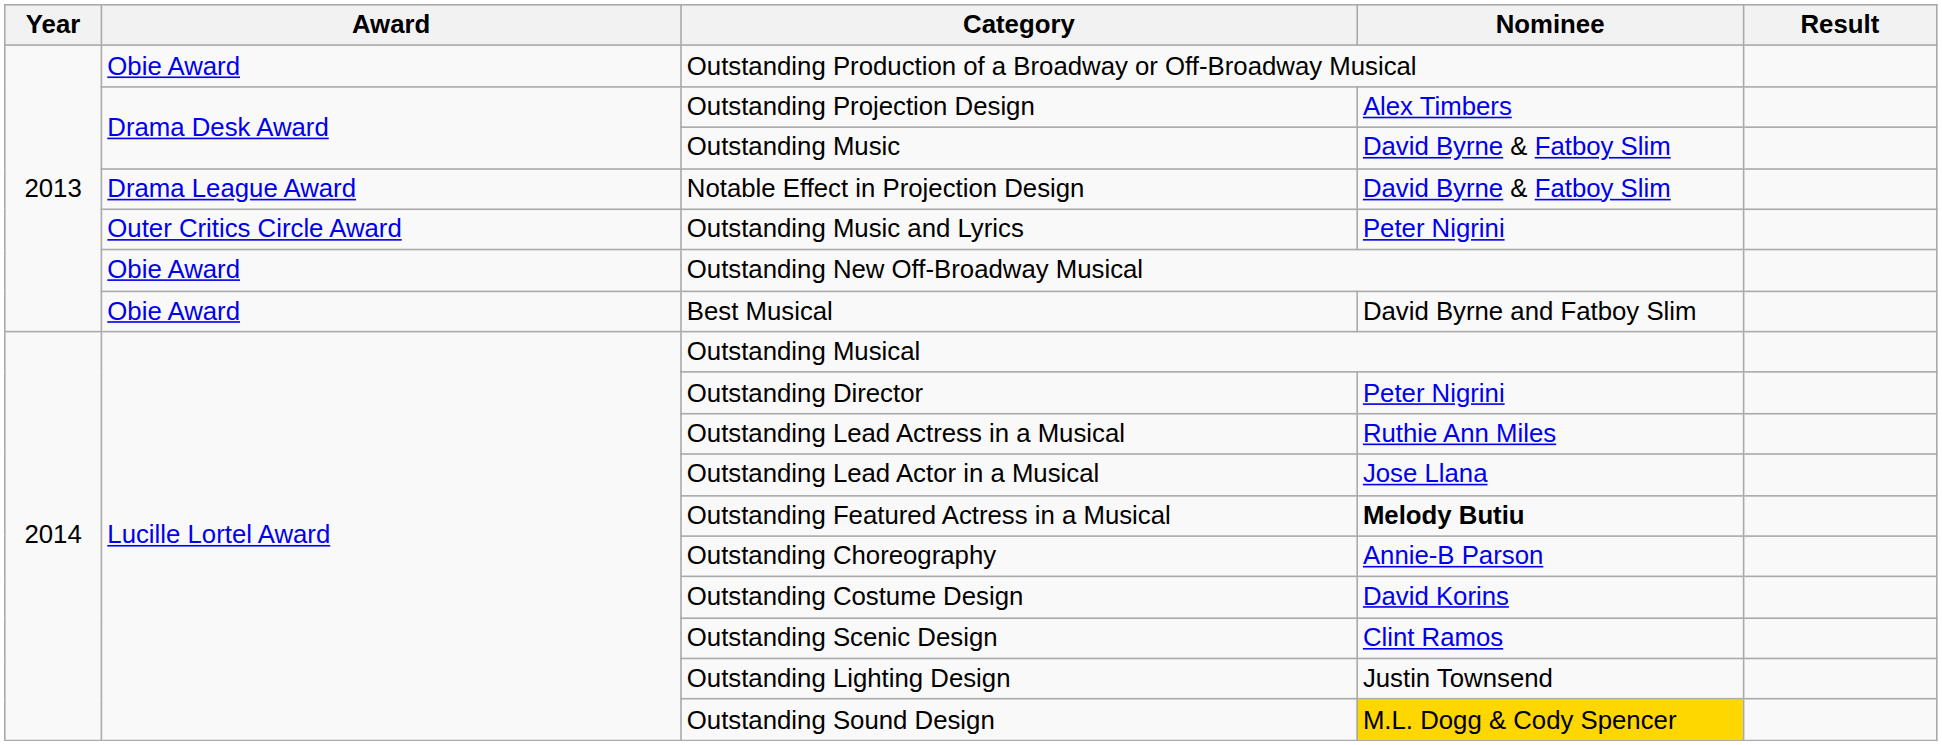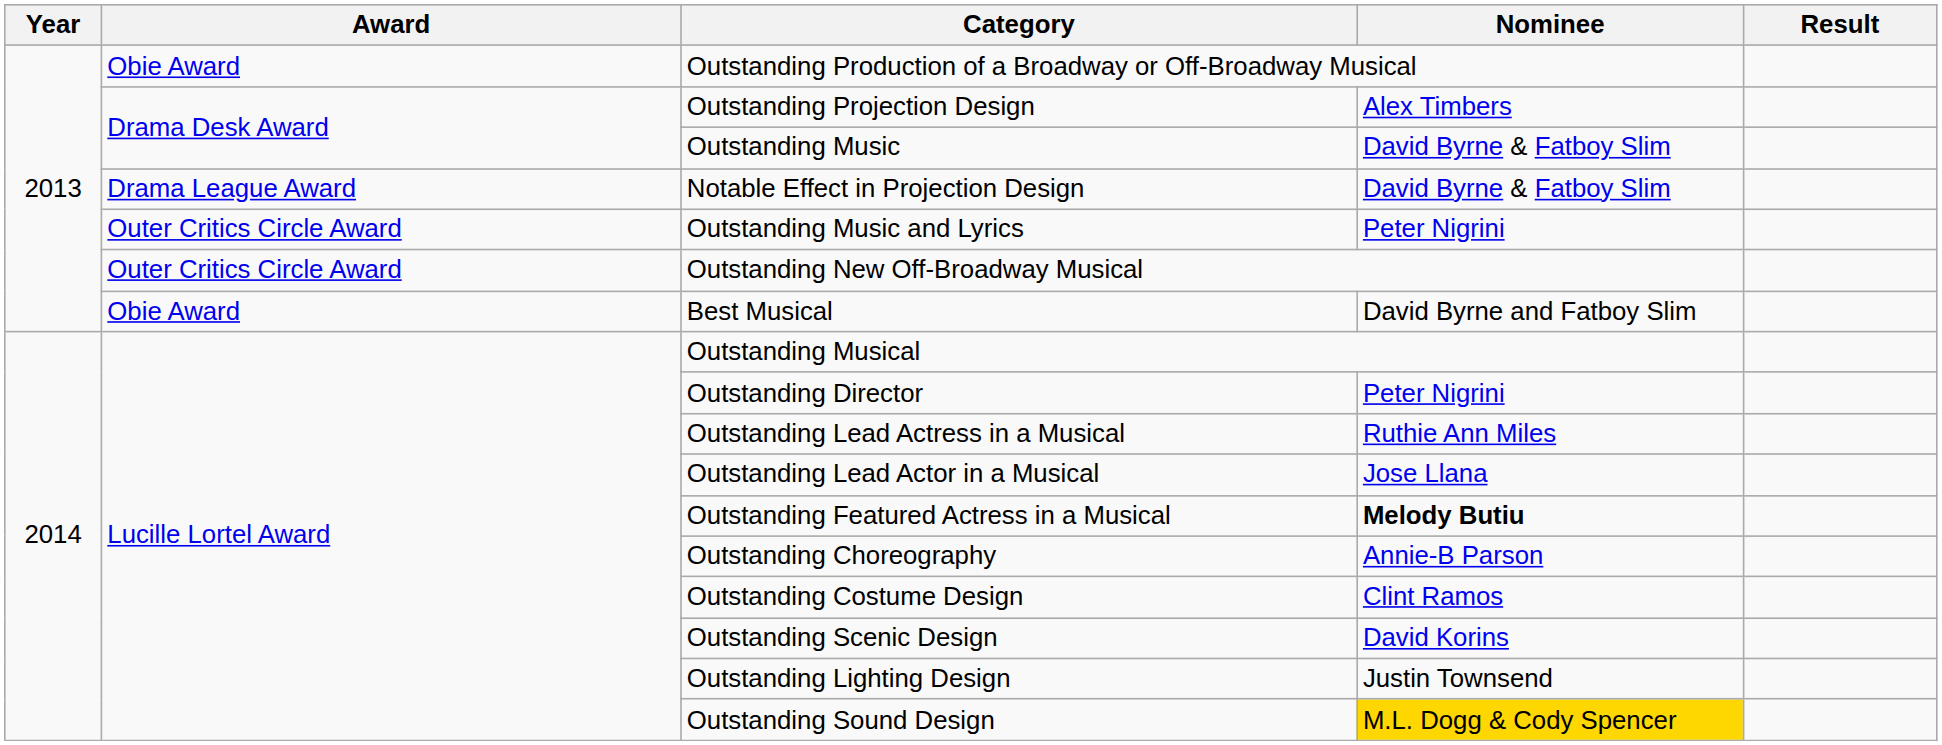(174, 270) Obie Award -> (255, 270) Outer Critics Circle Award
(1436, 596) David Korins -> (1433, 596) Clint Ramos
(1433, 637) Clint Ramos -> (1436, 637) David Korins
